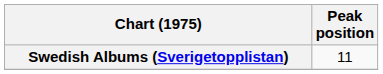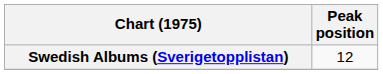(345, 57) 11 -> (345, 57) 12
